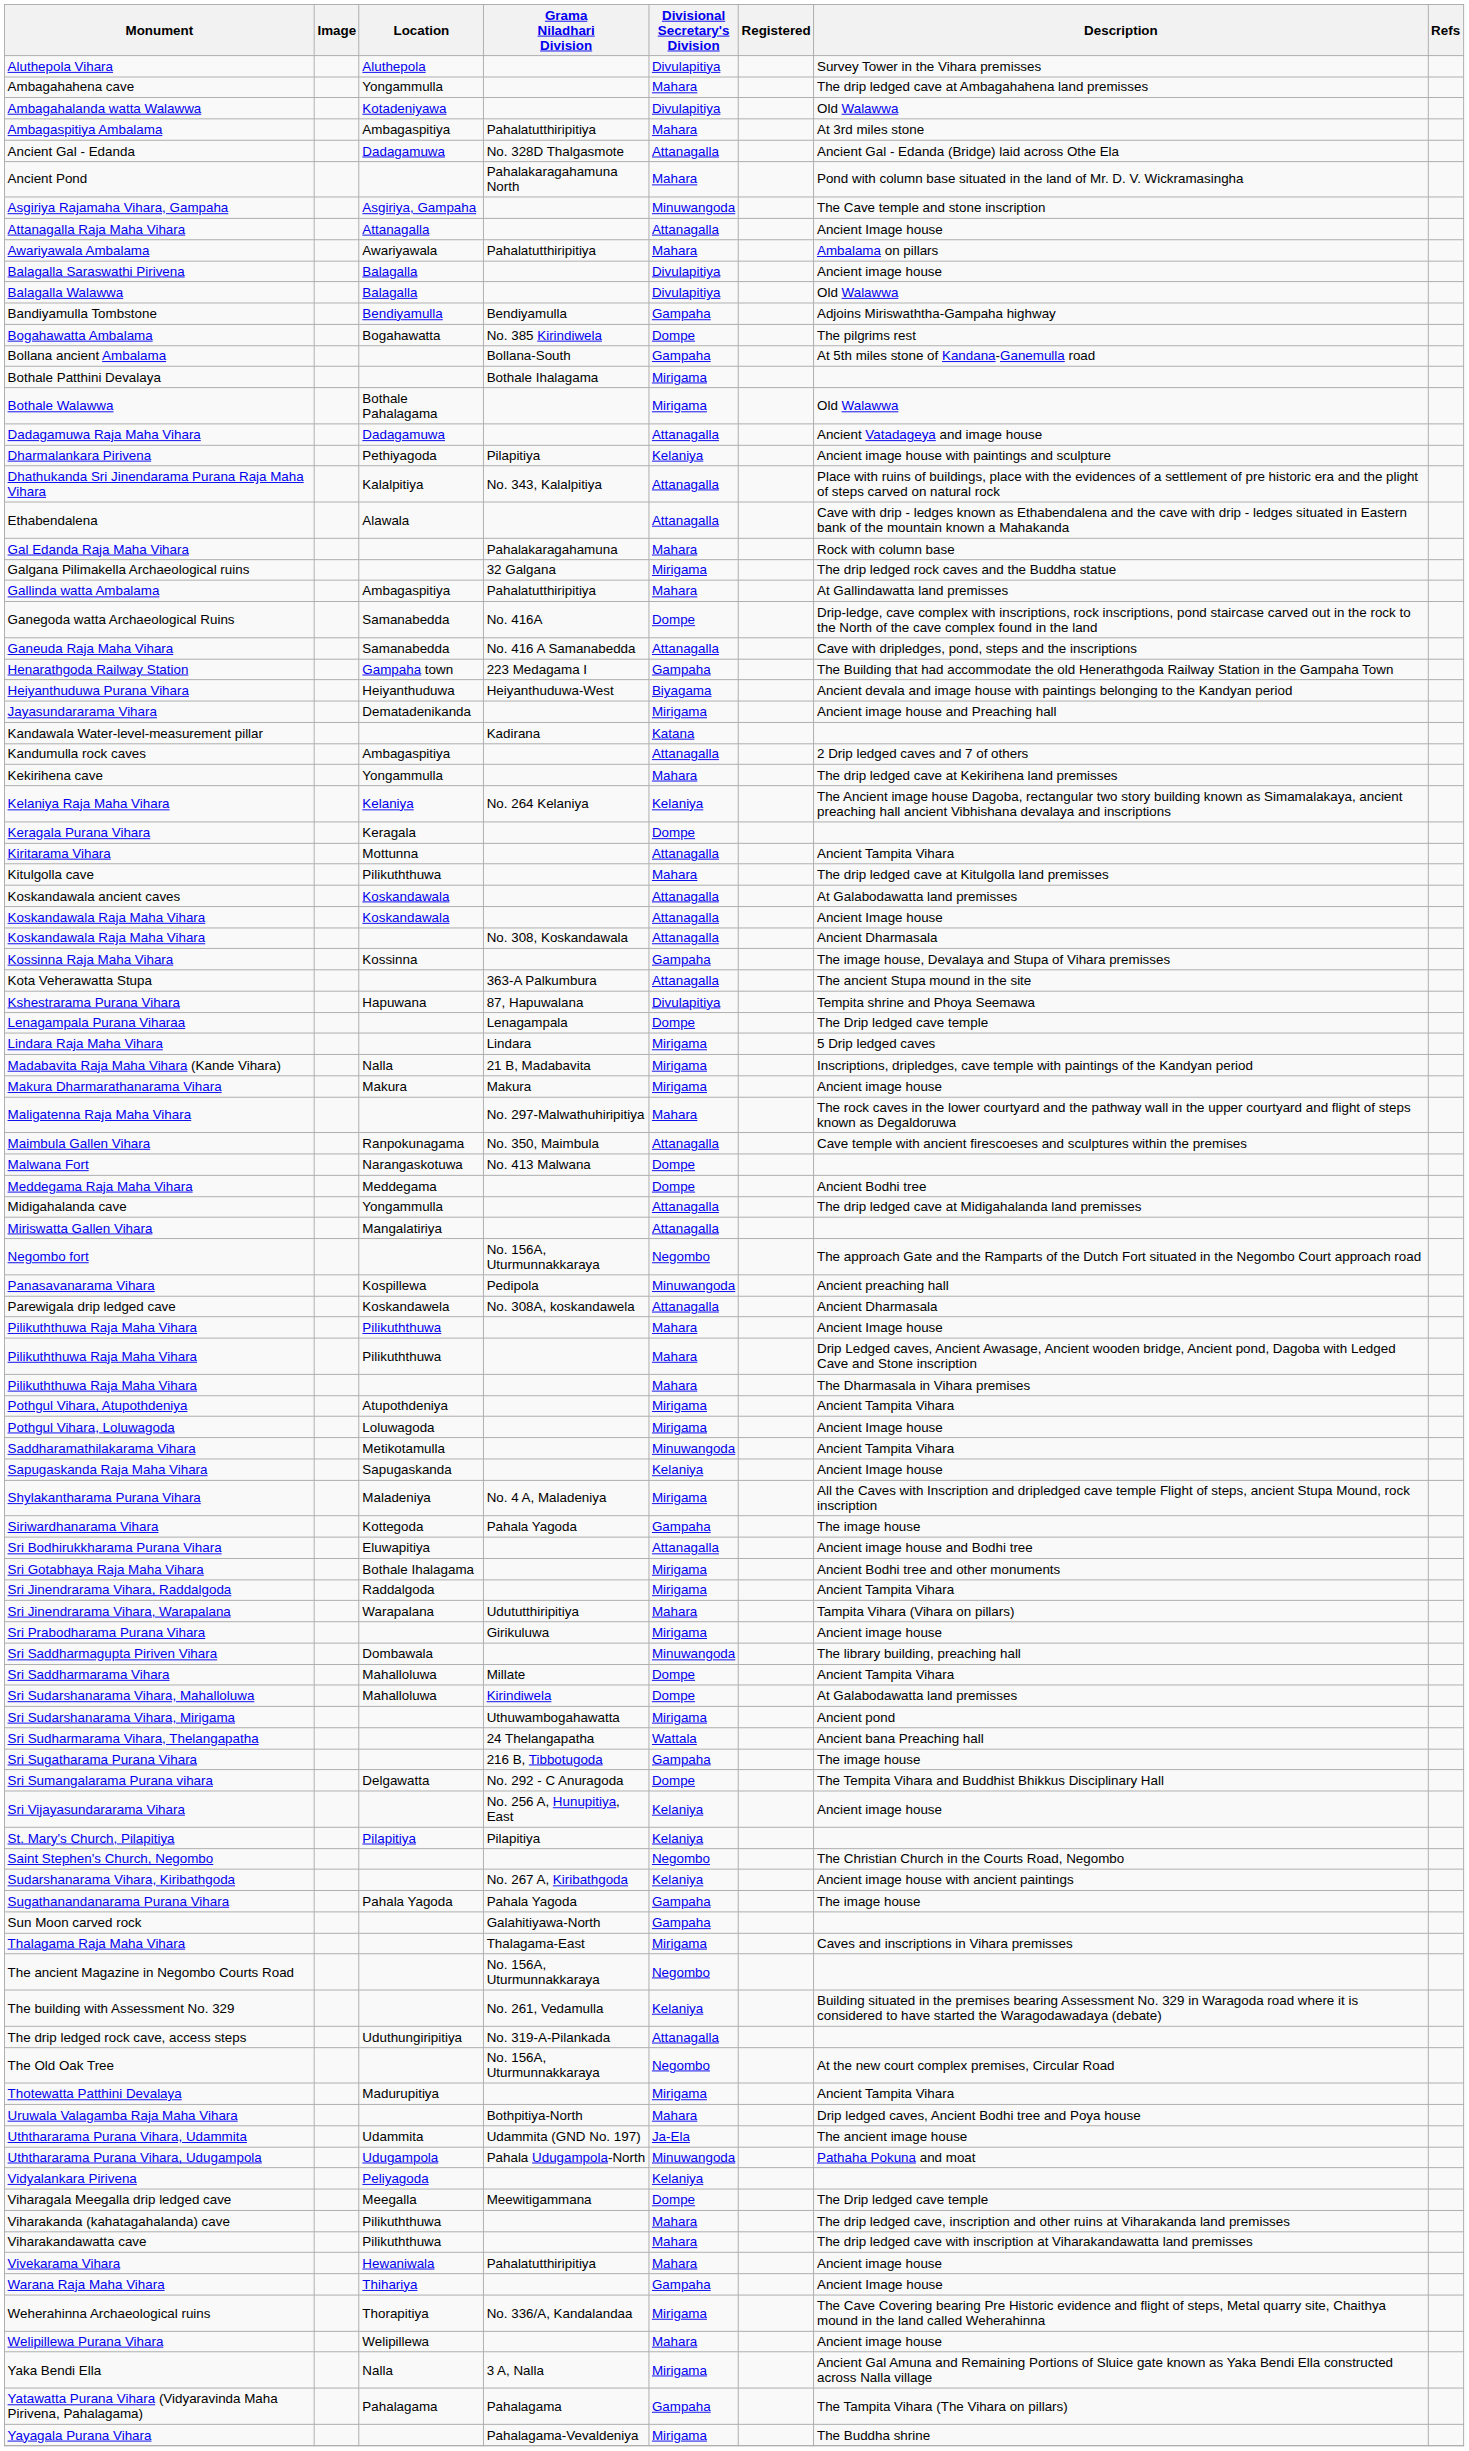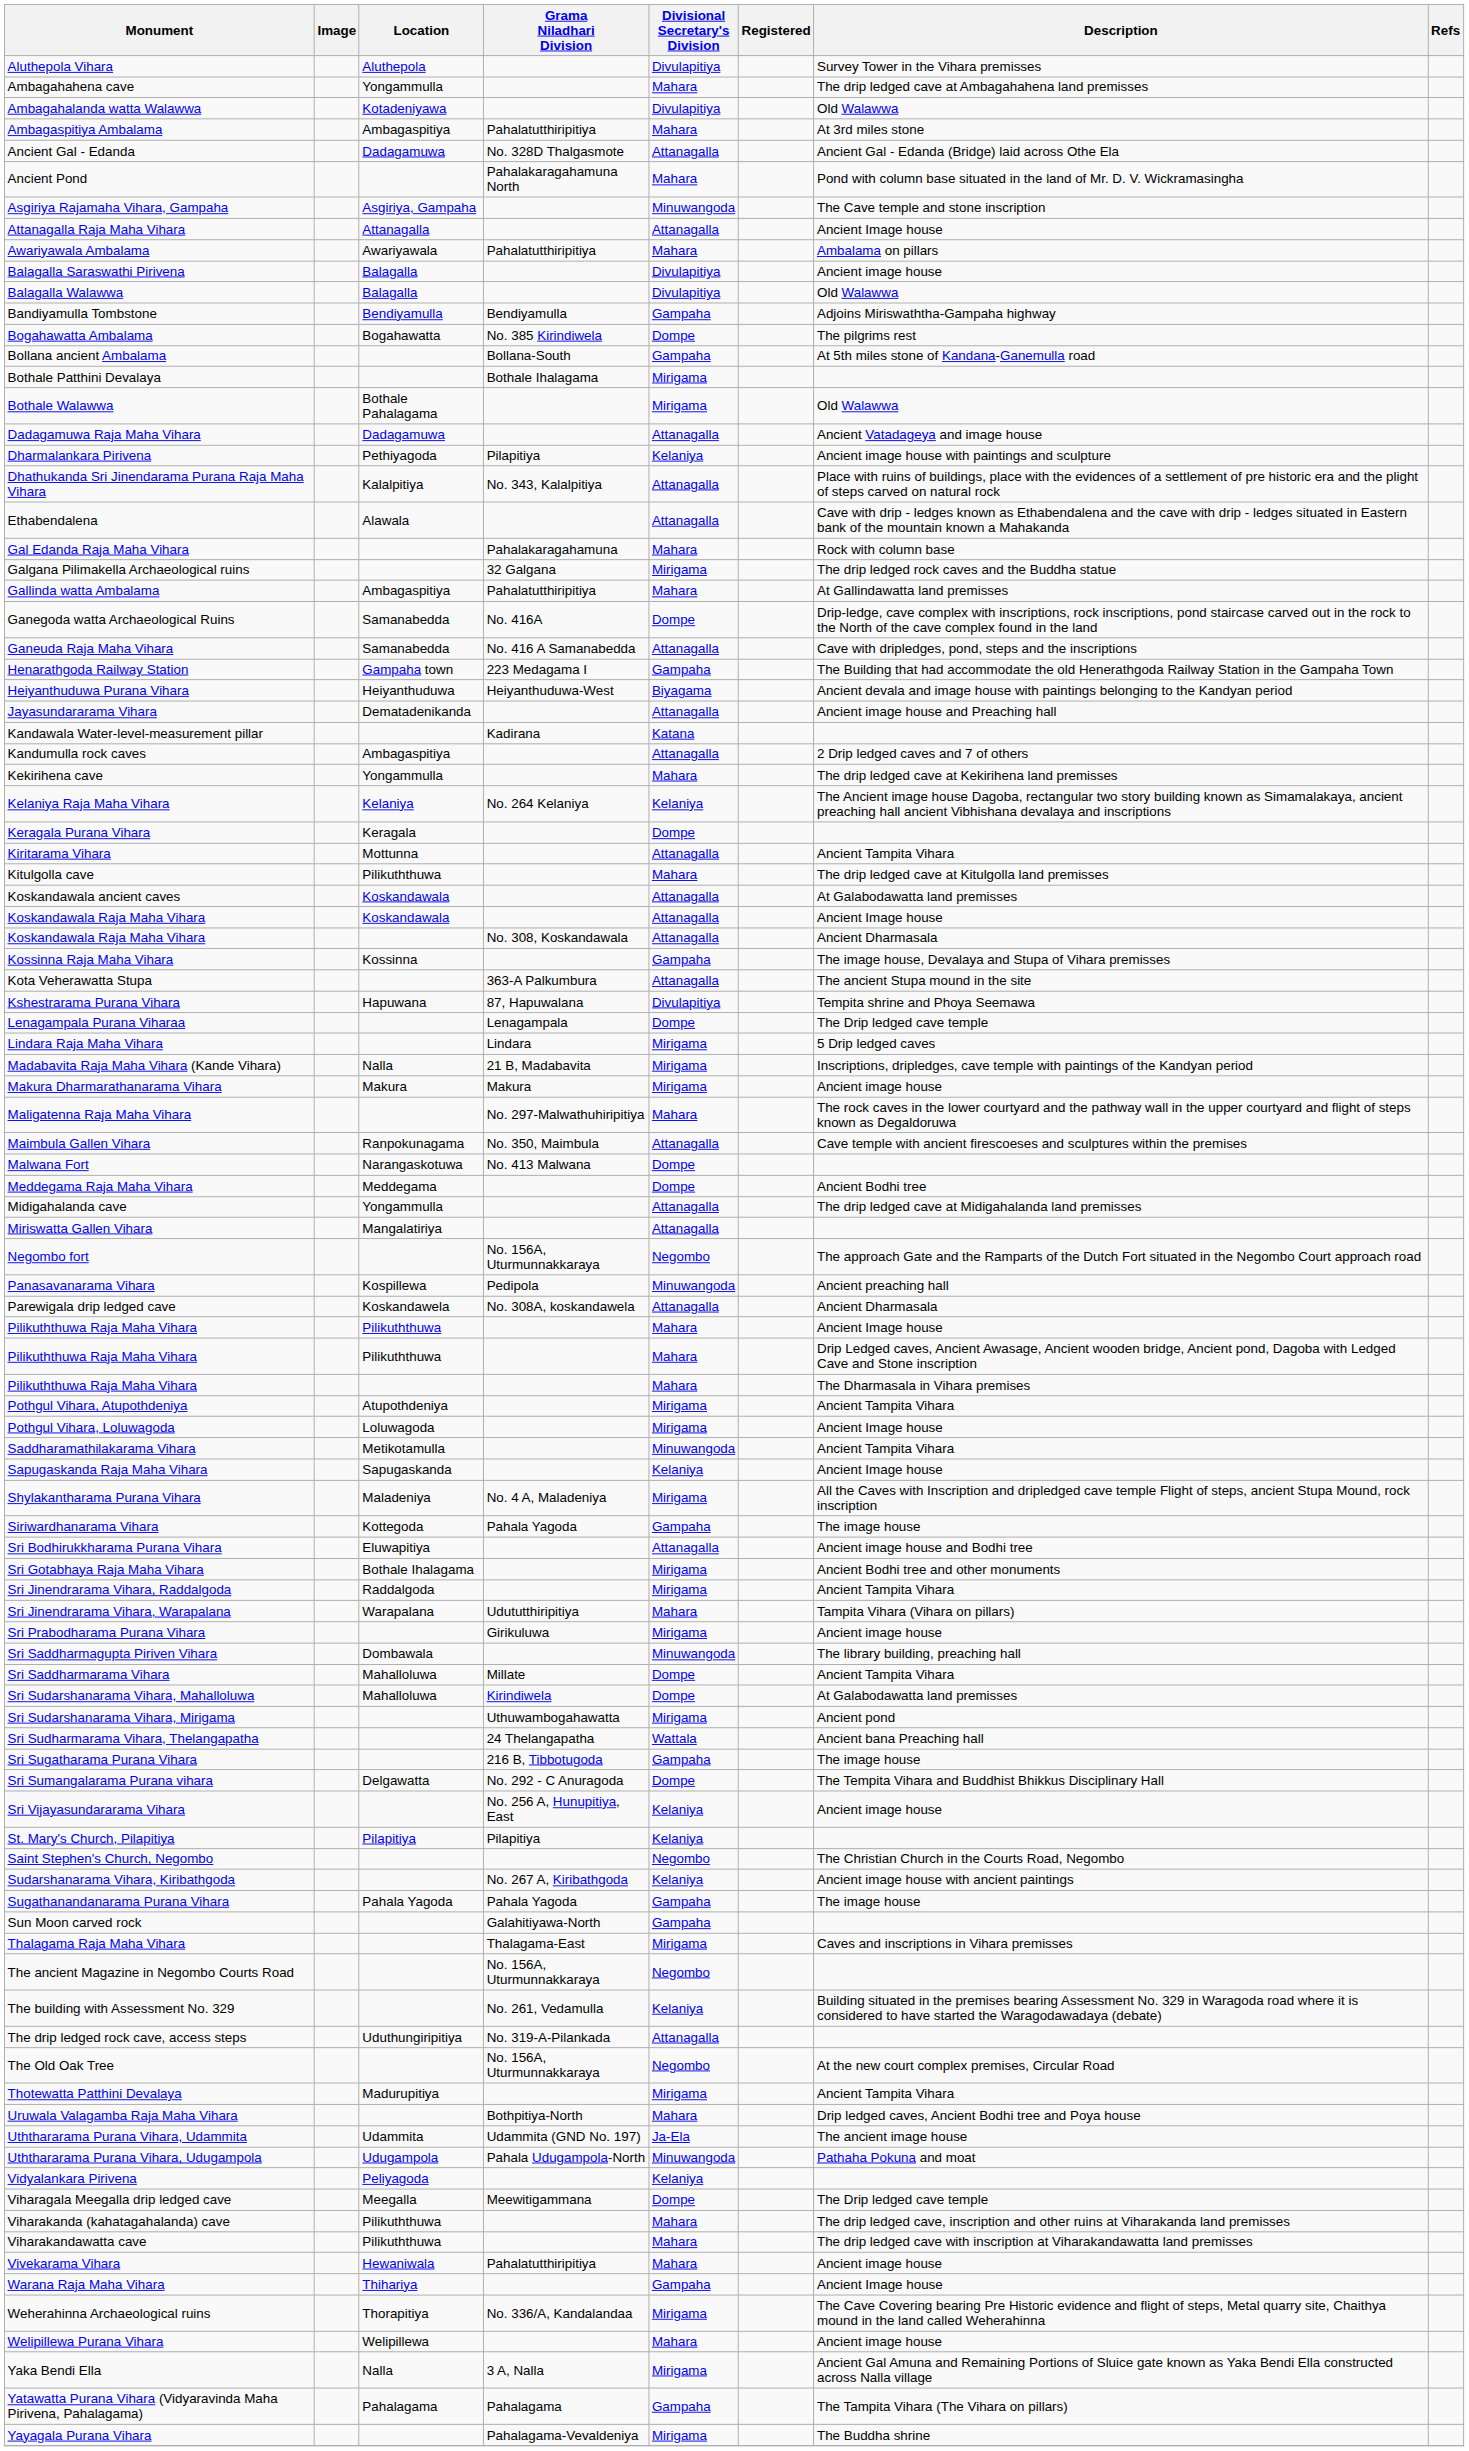(679, 712) Mirigama -> (685, 712) Attanagalla
